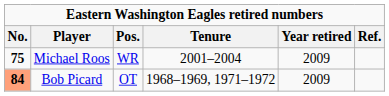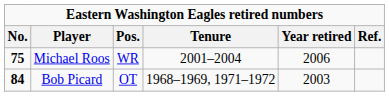(317, 58) 2009 -> (317, 58) 2006
(18, 79) lightsalmon background -> (18, 79) no background
(317, 79) 2009 -> (317, 79) 2003
